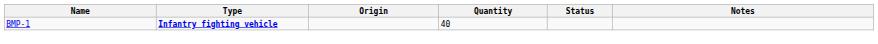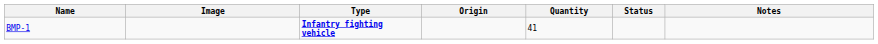+ column: (213, 11)
(445, 24) 40 -> (532, 28) 41
